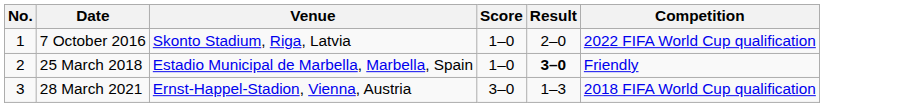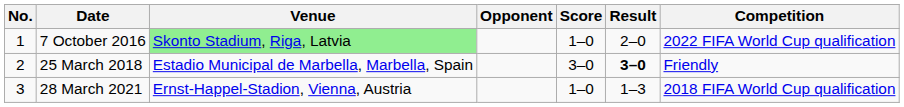+ column: (516, 16)
(252, 41) no background -> (252, 41) lightgreen background
(501, 65) 1–0 -> (581, 65) 3–0
(501, 89) 3–0 -> (581, 89) 1–0
